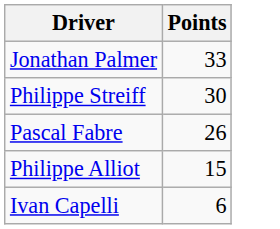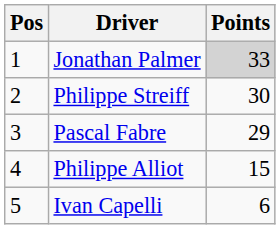+ column: (27, 22)
(215, 59) no background -> (259, 59) lightgrey background
(215, 132) 26 -> (259, 132) 29
